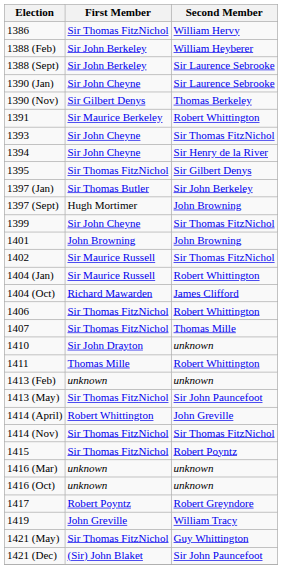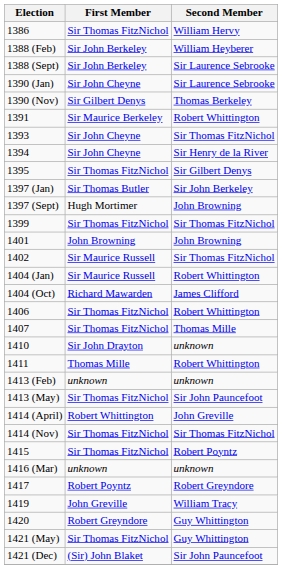(104, 223) Sir John Cheyne -> (118, 223) Sir Thomas FitzNichol
- row: (31, 485)
+ row: (18, 521)
